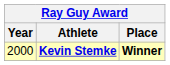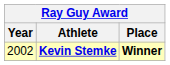(20, 51) 2000 -> (20, 51) 2002
